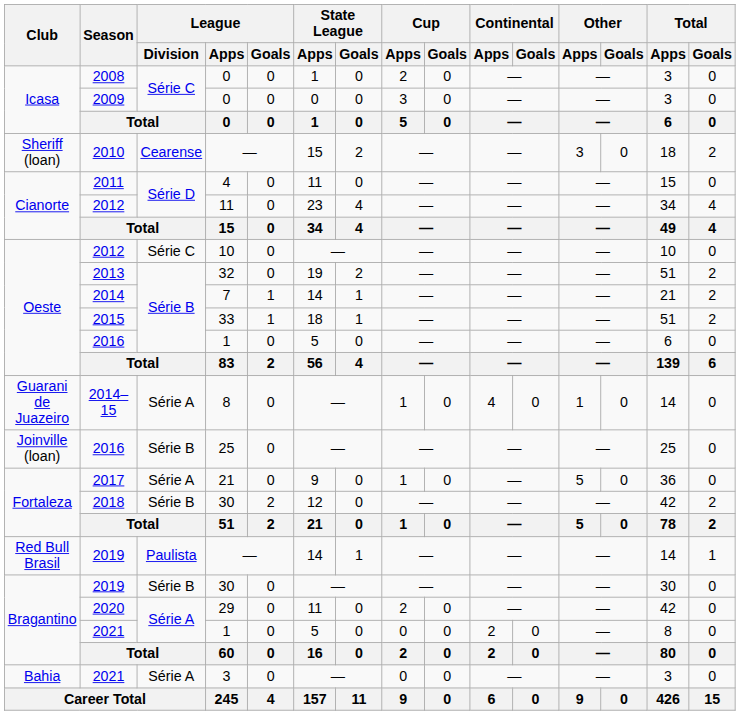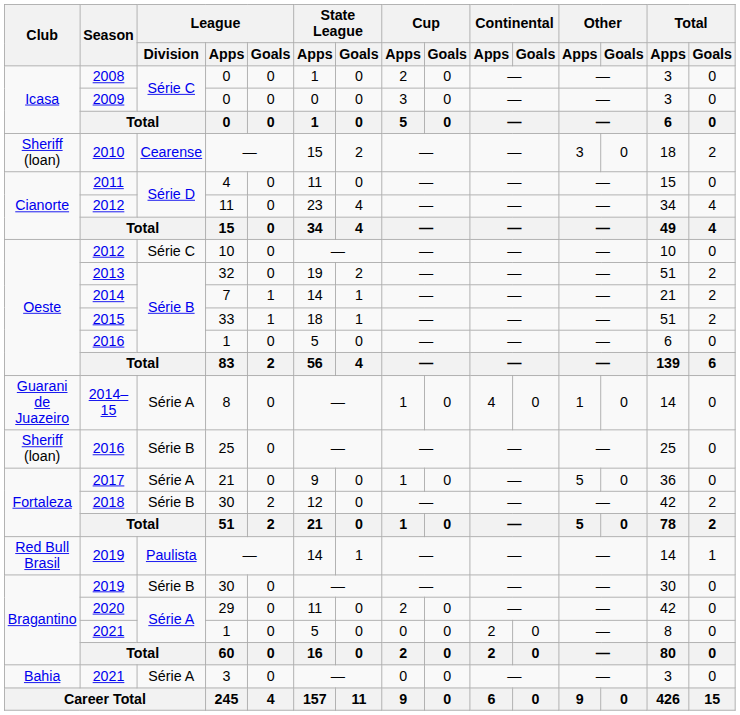(42, 449) Joinville (loan) -> (42, 449) Sheriff (loan)
